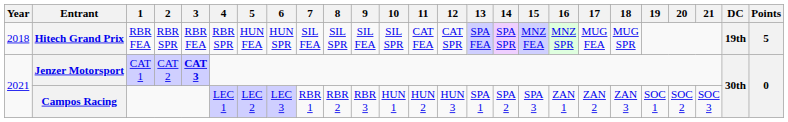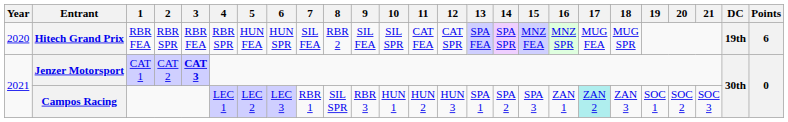(18, 38) 2018 -> (18, 38) 2020
(337, 38) SIL SPR -> (338, 38) RBR 2
(766, 38) 5 -> (766, 38) 6
(338, 101) RBR 2 -> (337, 101) SIL SPR
(594, 101) no background -> (594, 101) paleturquoise background
